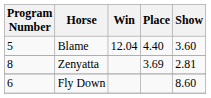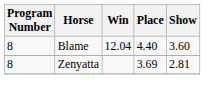(10, 45) 5 -> (10, 45) 8
- row: (82, 83)
